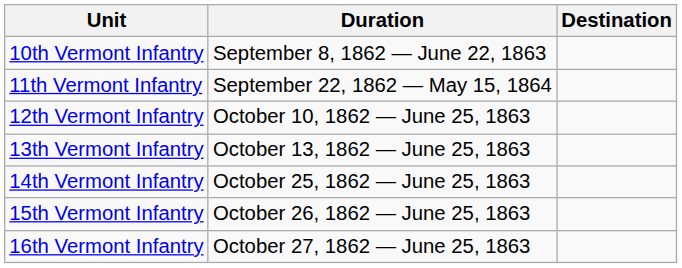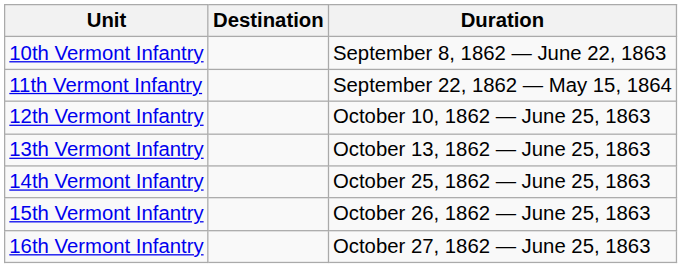columns swapped: (382, 20) <-> (617, 20)
